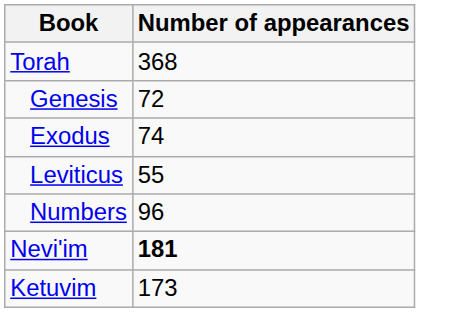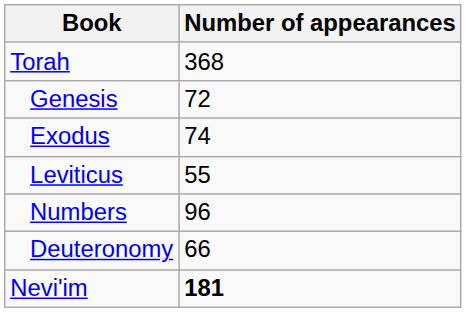+ row: (92, 250)
- row: (53, 288)
